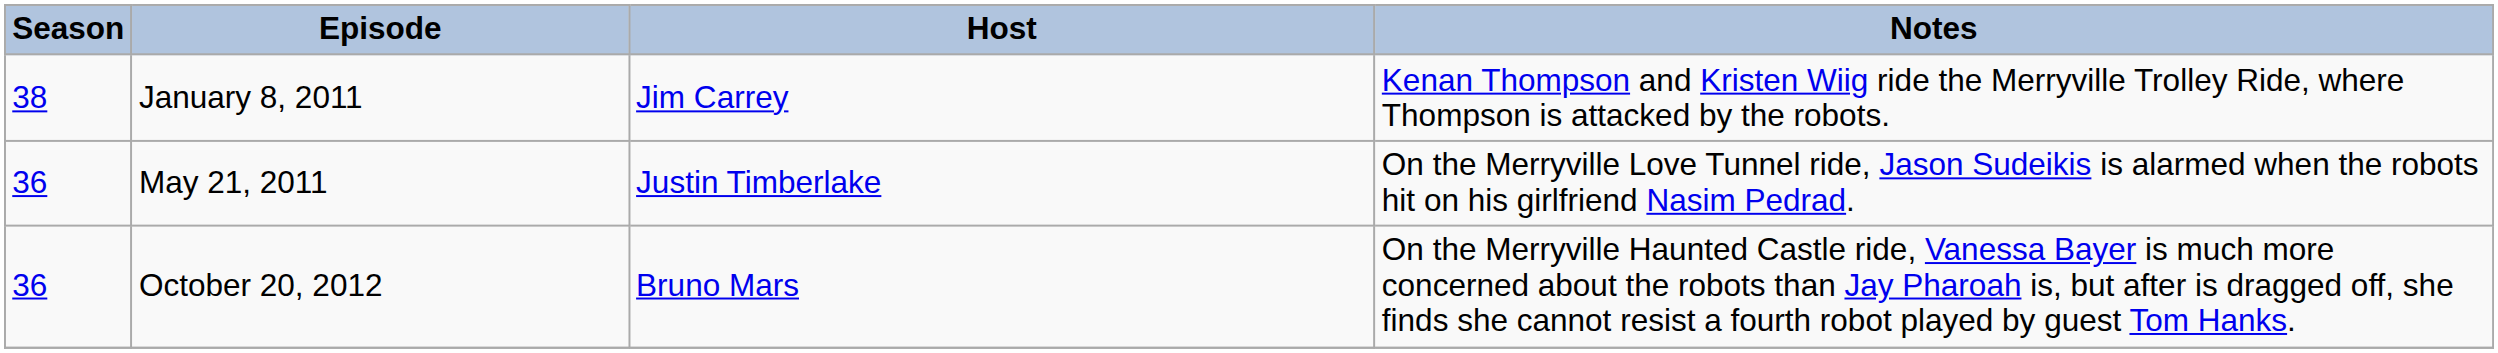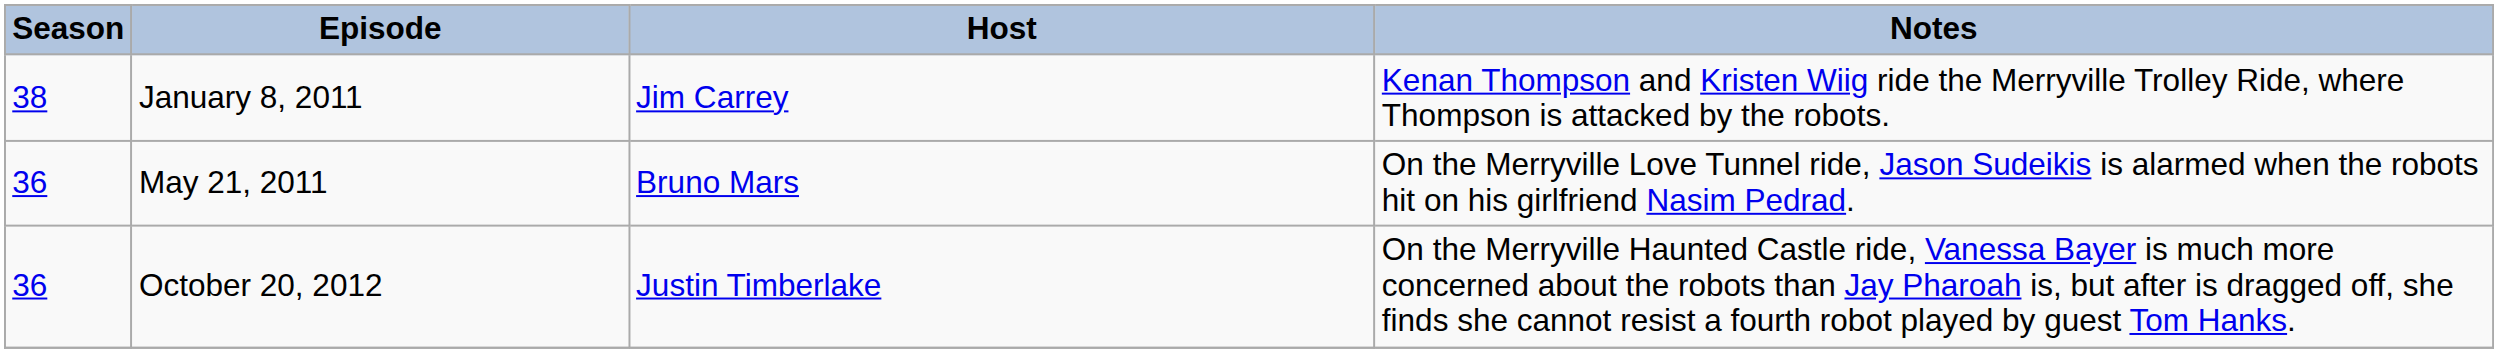(759, 182) Justin Timberlake -> (718, 182) Bruno Mars
(718, 285) Bruno Mars -> (759, 285) Justin Timberlake
